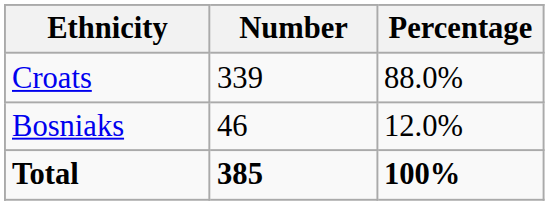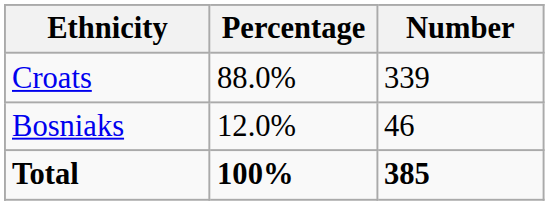columns swapped: (293, 28) <-> (460, 28)
